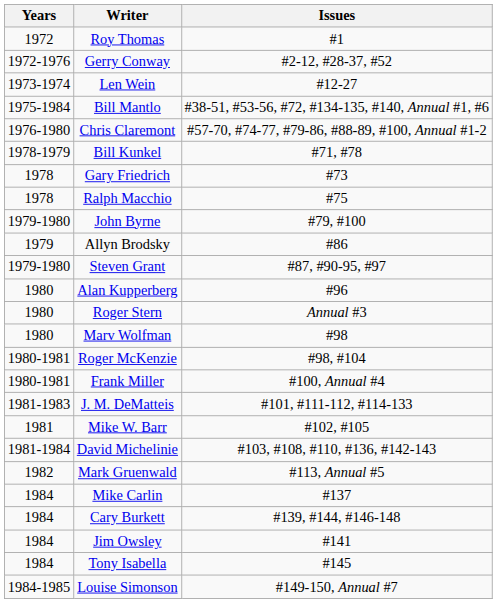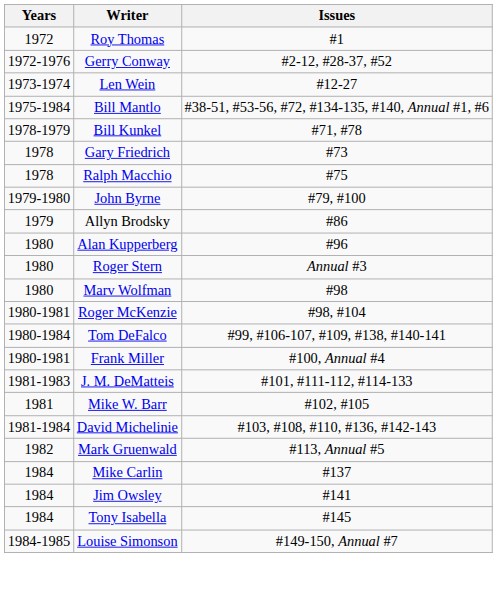- row: (127, 130)
- row: (127, 267)
+ row: (127, 335)
- row: (127, 518)
